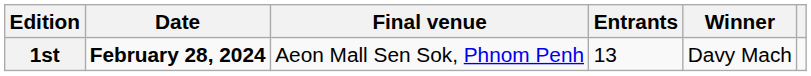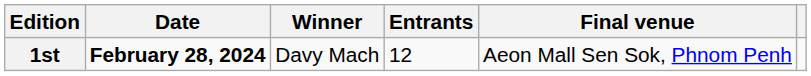columns swapped: (430, 21) <-> (740, 21)
(605, 54) 13 -> (401, 54) 12
